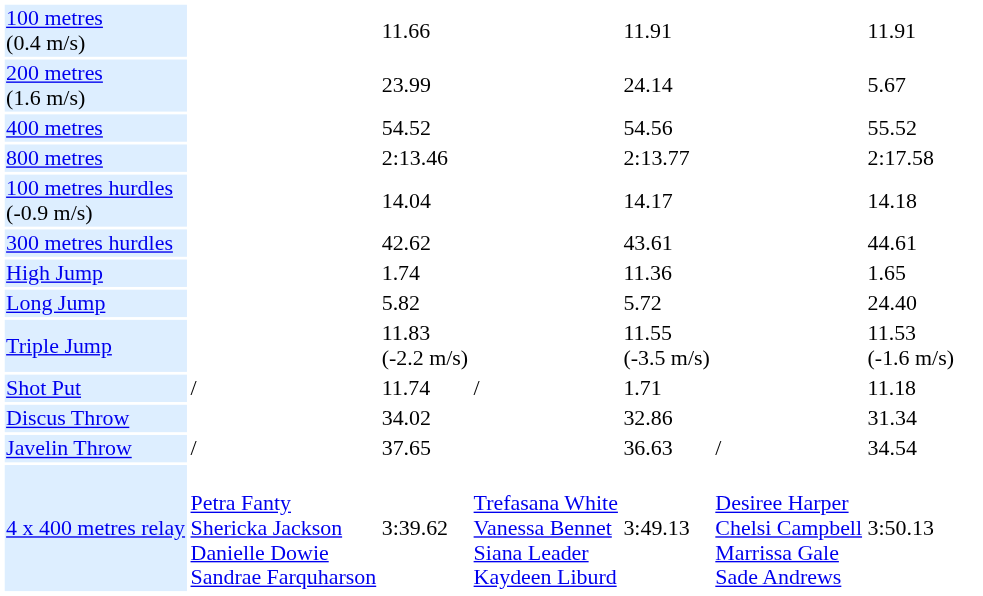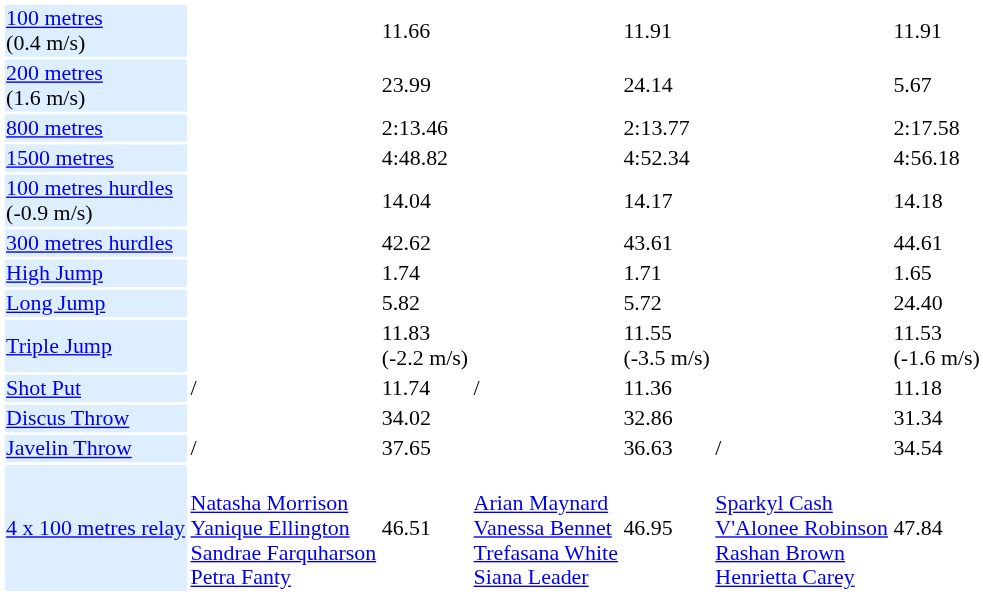- row: (55, 127)
+ row: (60, 157)
(648, 273) 11.36 -> (643, 273) 1.71
(643, 388) 1.71 -> (648, 388) 11.36
+ row: (96, 527)
- row: (96, 527)
